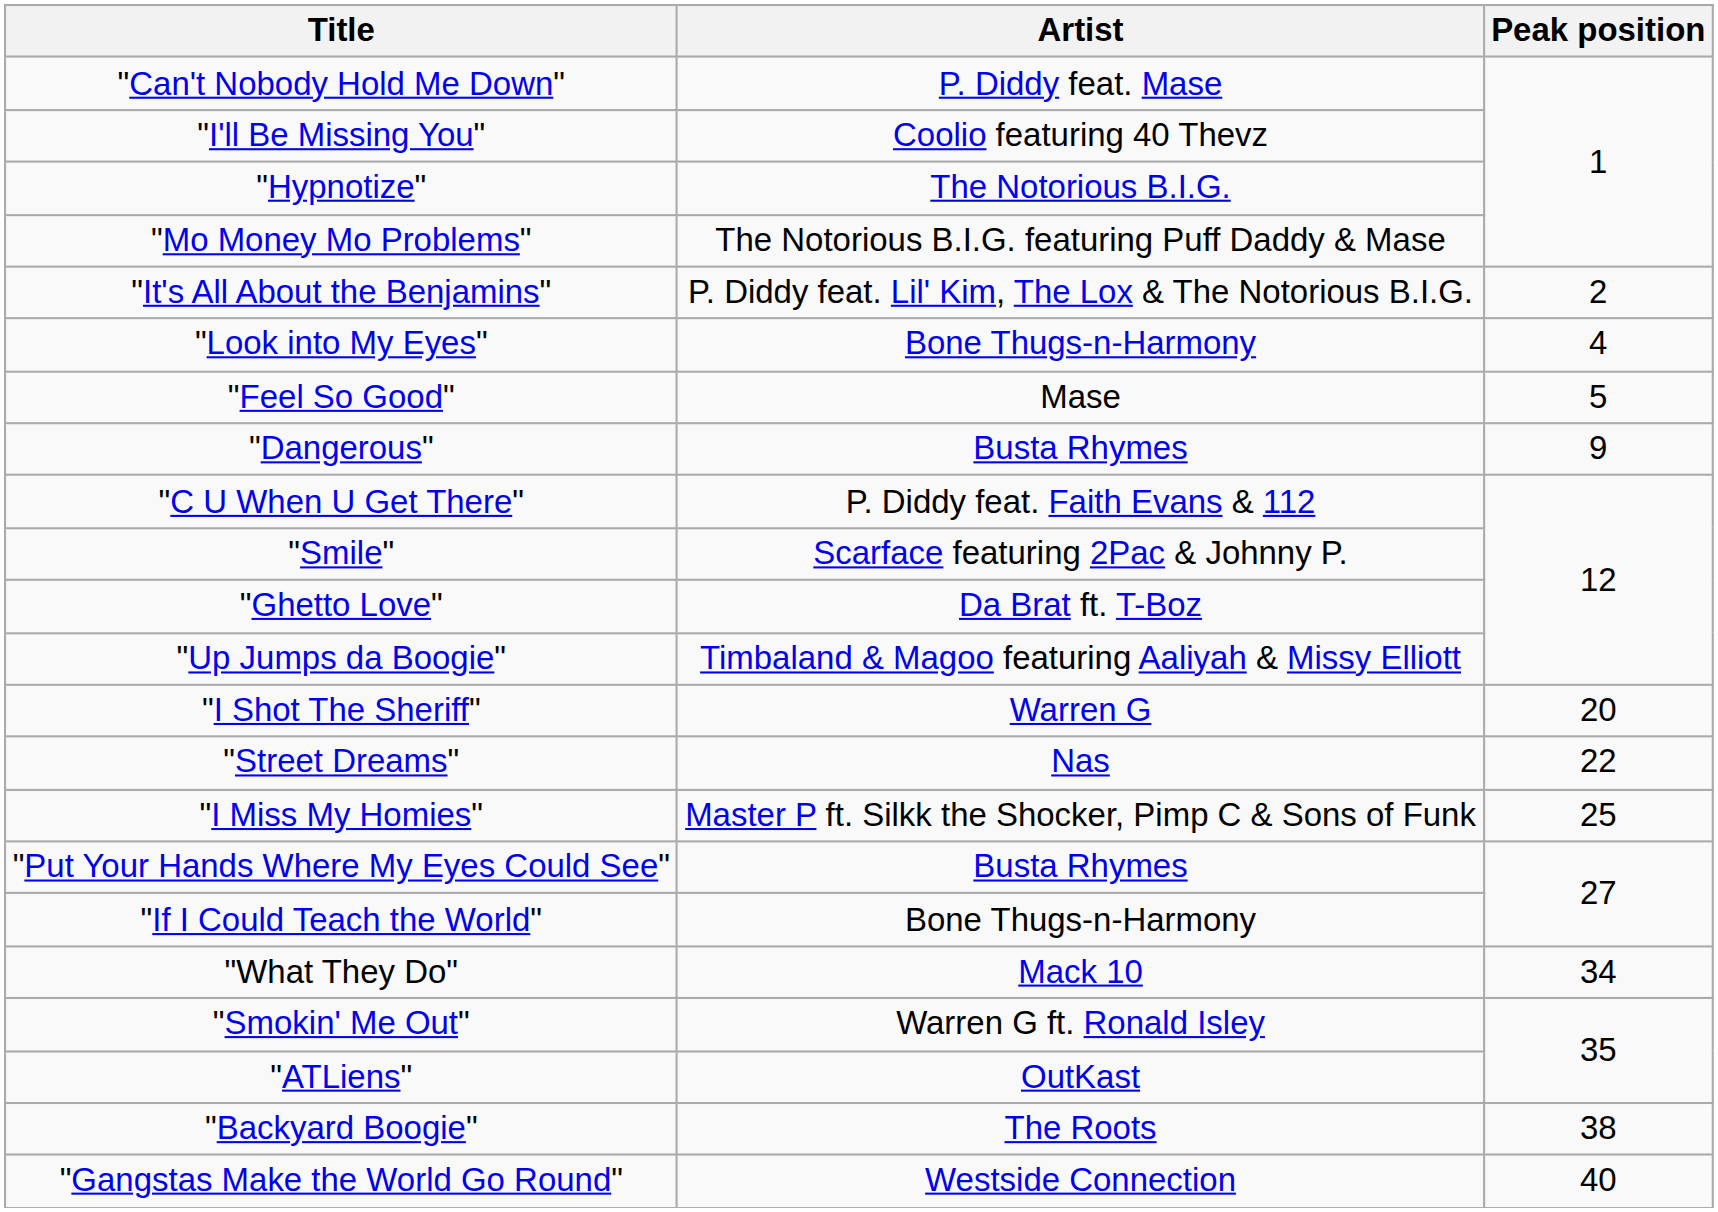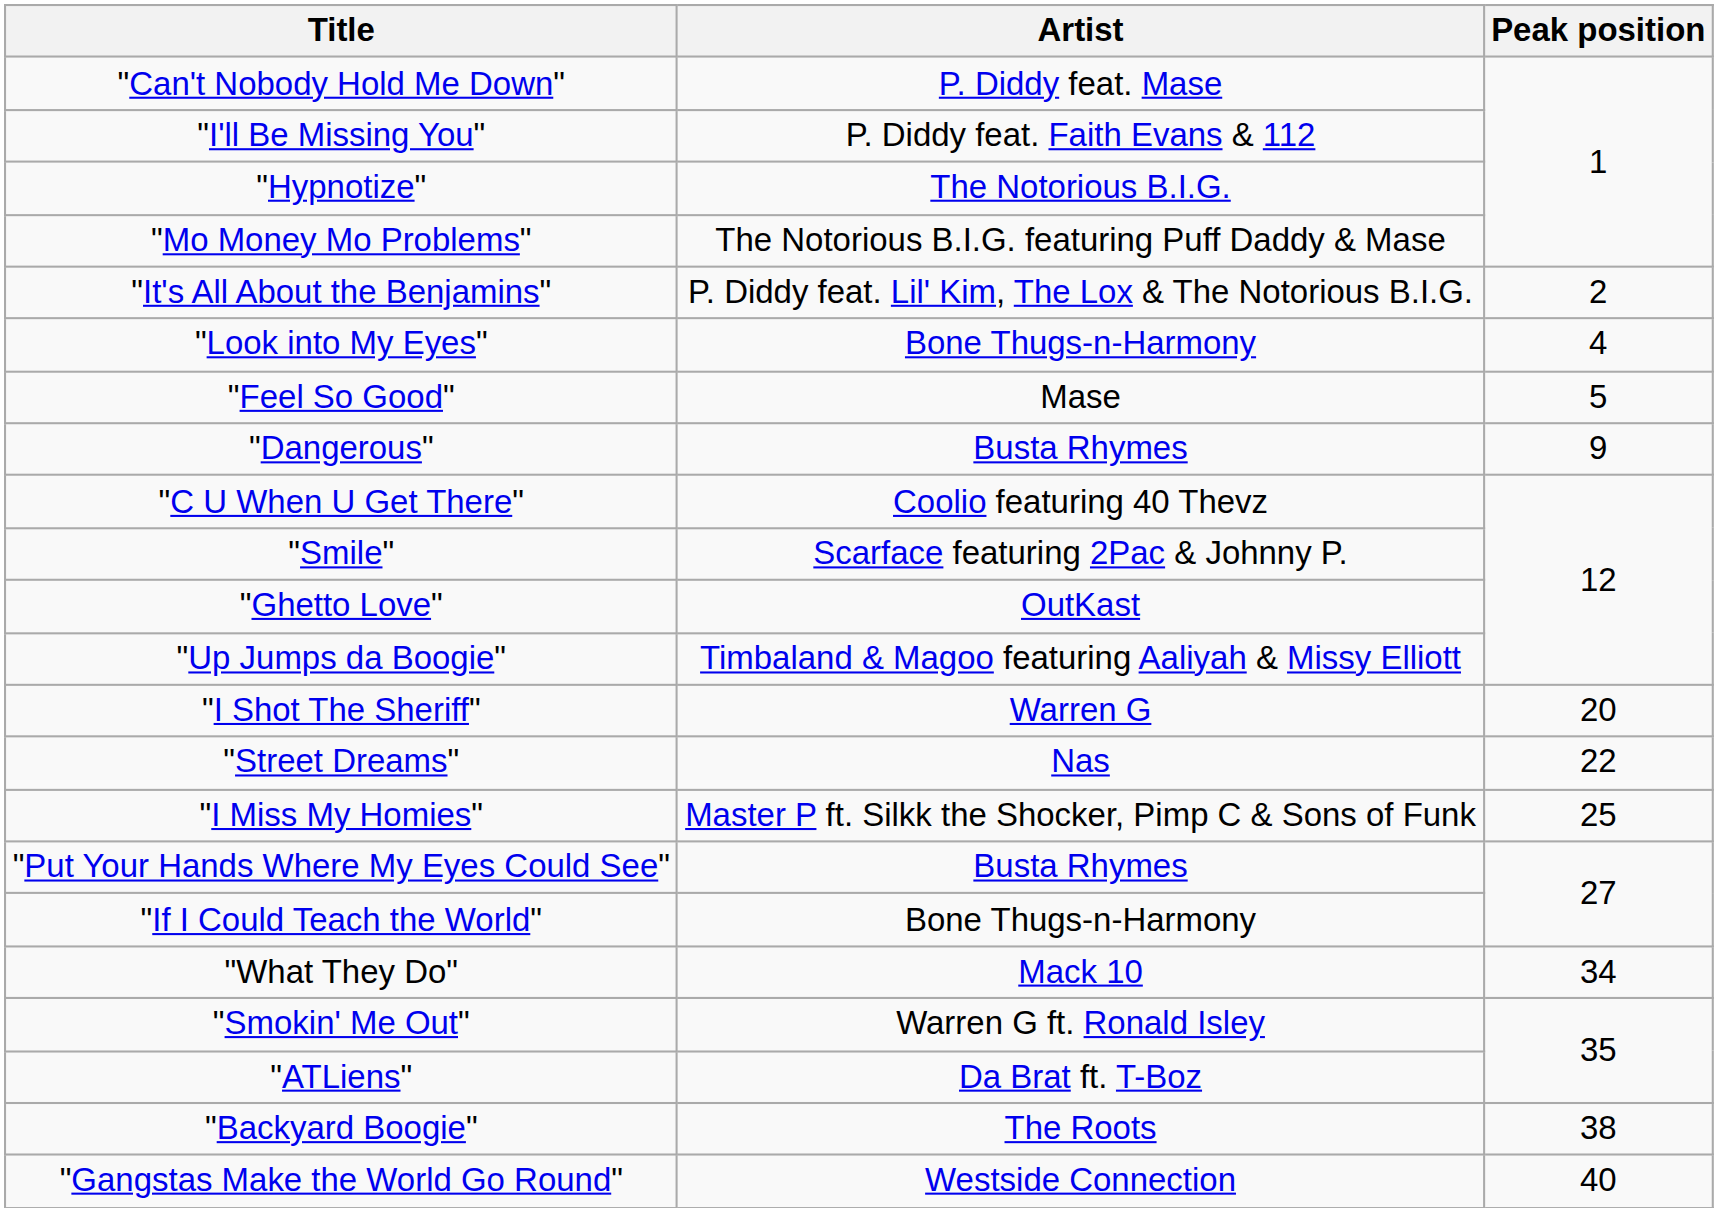(1081, 135) Coolio featuring 40 Thevz -> (1081, 135) P. Diddy feat. Faith Evans & 112
(1081, 501) P. Diddy feat. Faith Evans & 112 -> (1081, 501) Coolio featuring 40 Thevz
(1081, 605) Da Brat ft. T-Boz -> (1081, 605) OutKast
(1081, 1076) OutKast -> (1081, 1076) Da Brat ft. T-Boz
